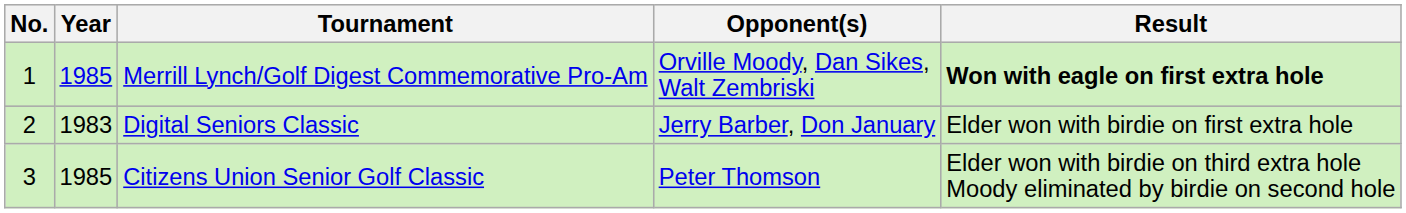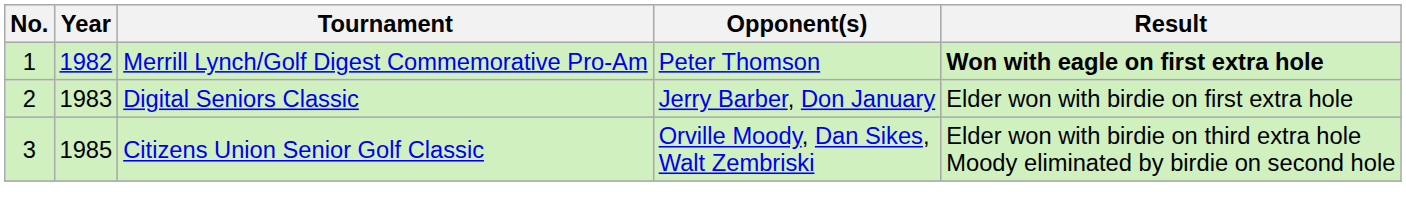(86, 75) 1985 -> (86, 61) 1982
(794, 75) Orville Moody, Dan Sikes, Walt Zembriski -> (739, 61) Peter Thomson
(739, 176) Peter Thomson -> (794, 150) Orville Moody, Dan Sikes, Walt Zembriski
